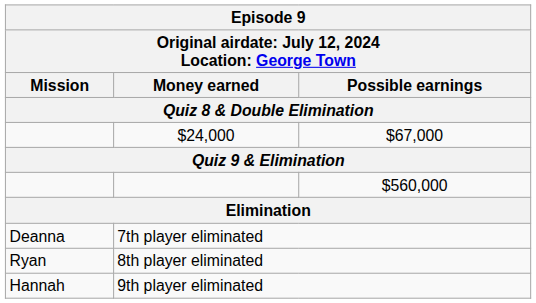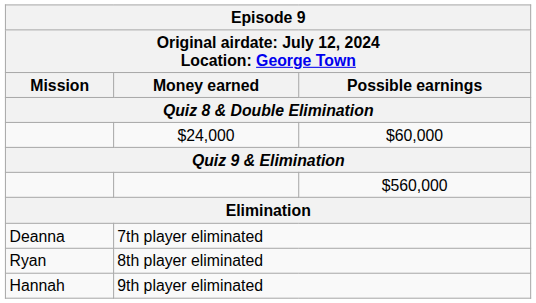(415, 135) $67,000 -> (415, 135) $60,000
